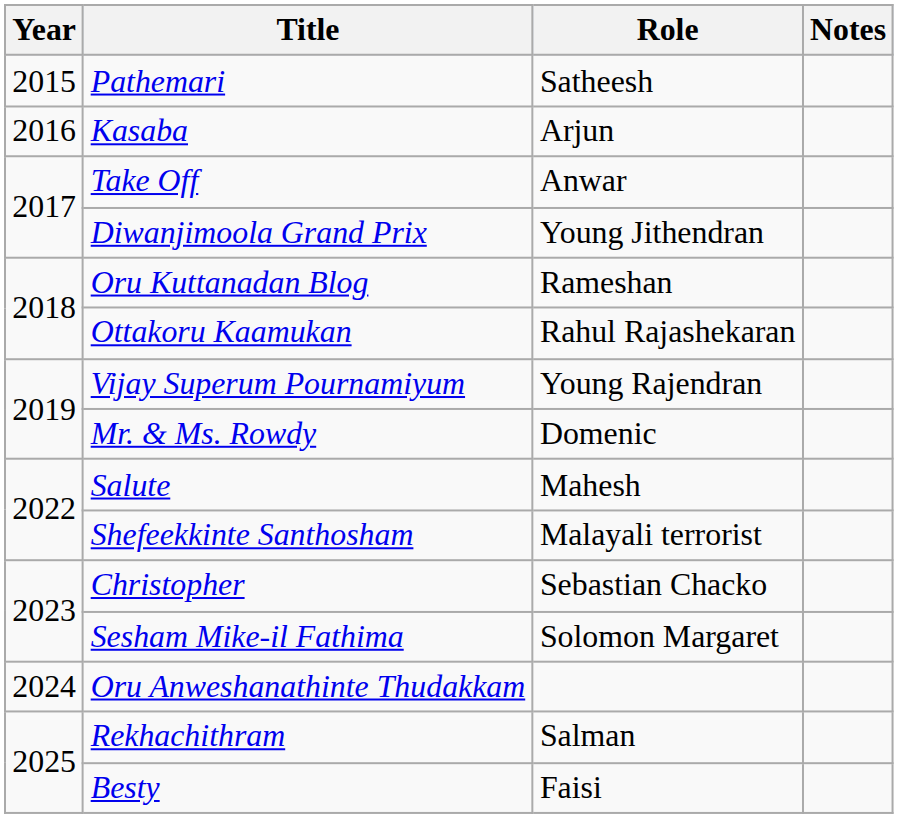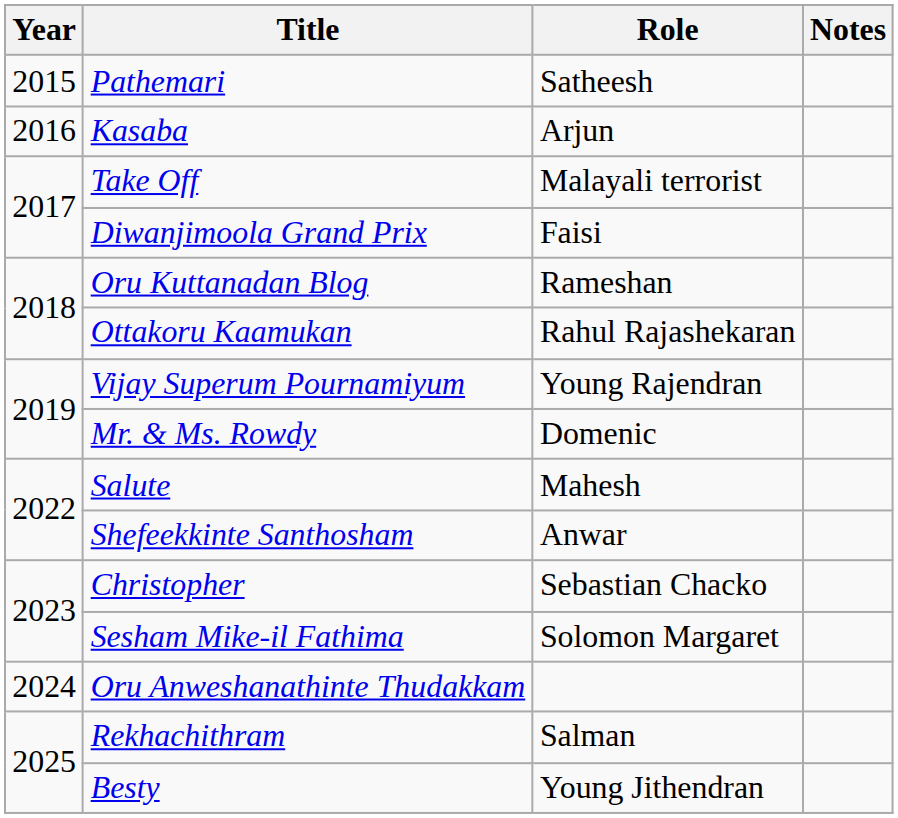(583, 181) Anwar -> (651, 181) Malayali terrorist
(652, 231) Young Jithendran -> (571, 231) Faisi
(651, 534) Malayali terrorist -> (583, 534) Anwar
(571, 787) Faisi -> (652, 787) Young Jithendran
